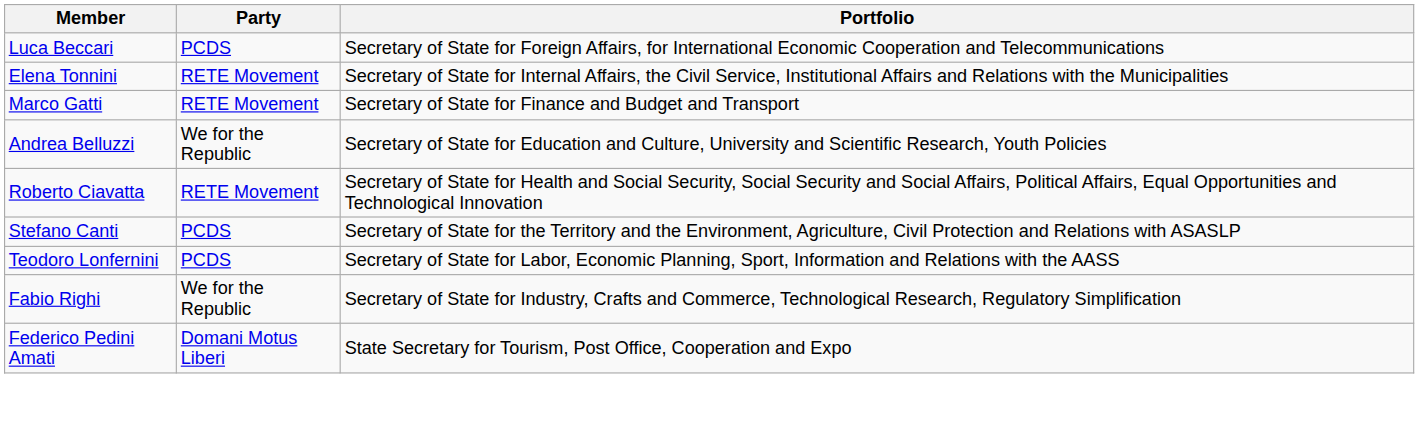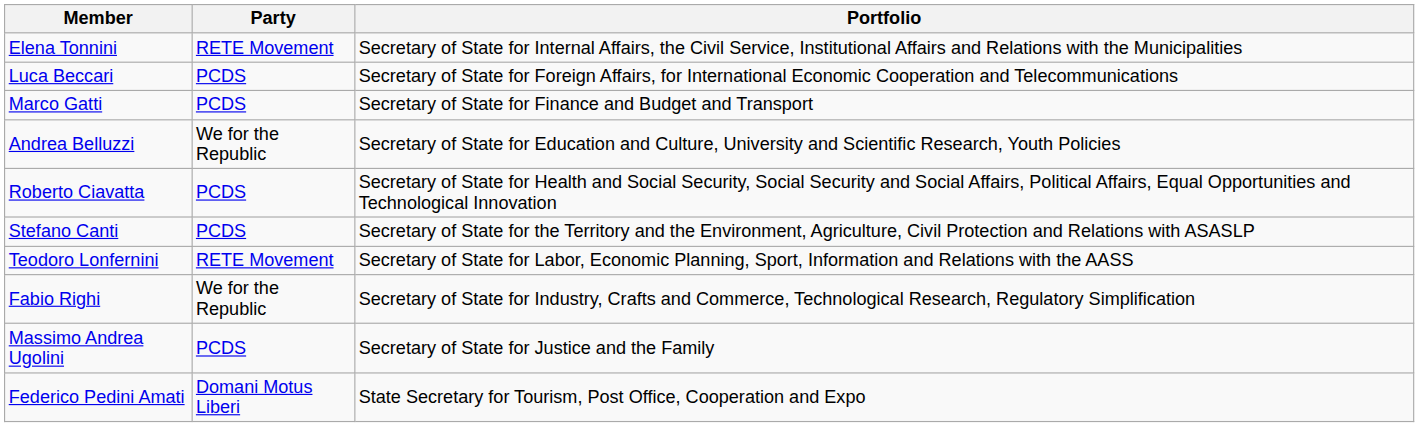rows swapped: (61, 47) <-> (63, 76)
(250, 104) RETE Movement -> (221, 104) PCDS
(250, 192) RETE Movement -> (221, 192) PCDS
(206, 260) PCDS -> (265, 260) RETE Movement
+ row: (76, 348)
